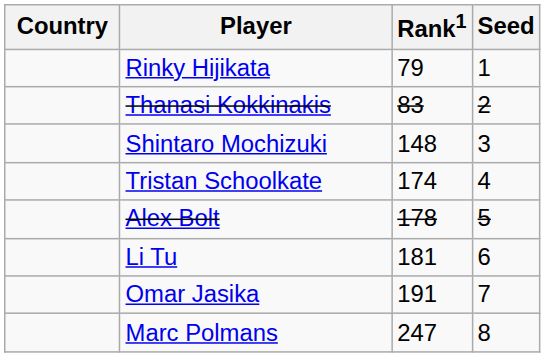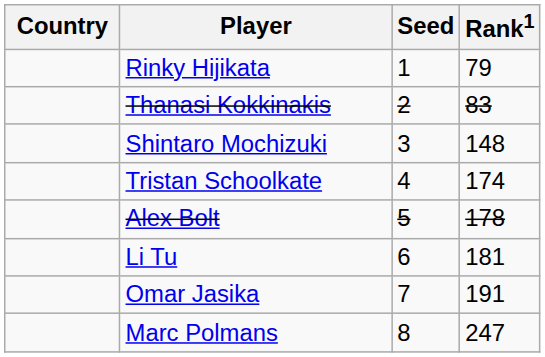columns swapped: (432, 26) <-> (506, 26)
